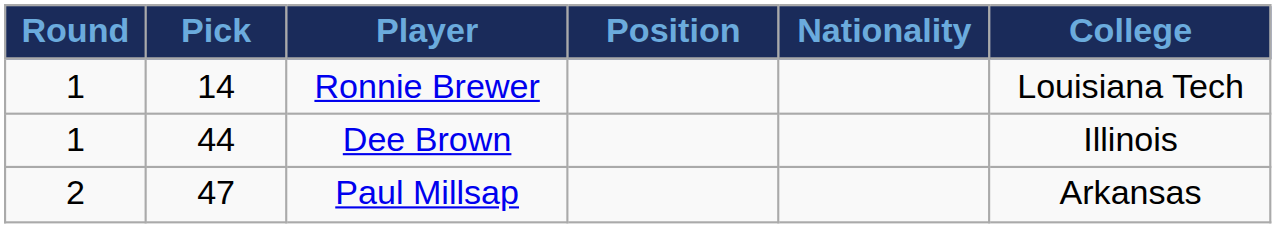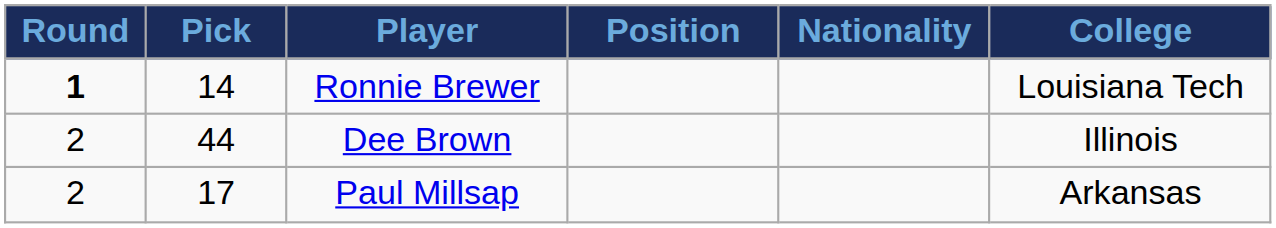(75, 85) normal -> (75, 85) bold
(75, 139) 1 -> (75, 139) 2
(216, 193) 47 -> (216, 193) 17
